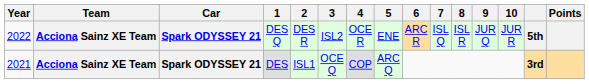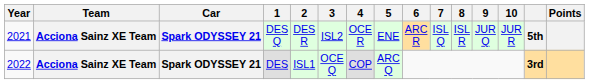(19, 35) 2022 -> (19, 35) 2021
(19, 64) 2021 -> (19, 64) 2022
